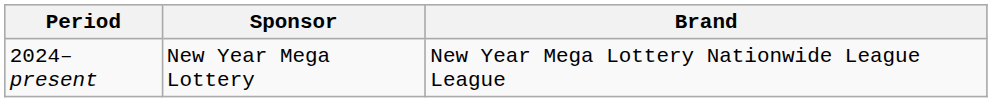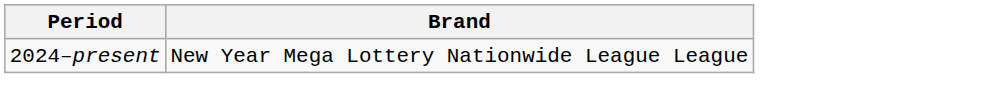- column: (294, 22)
